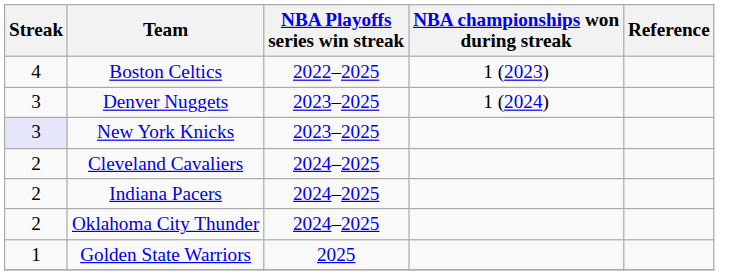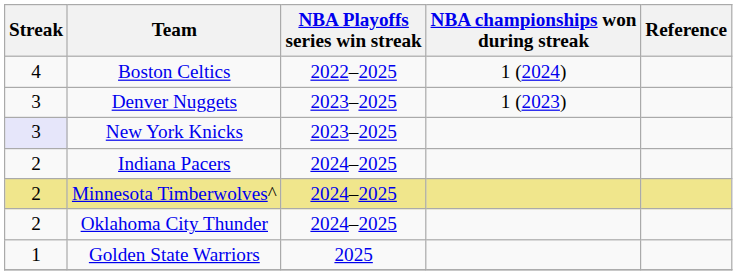(516, 71) 1 (2023) -> (534, 71) 1 (2024)
(516, 102) 1 (2024) -> (534, 102) 1 (2023)
- row: (166, 163)
+ row: (174, 193)
